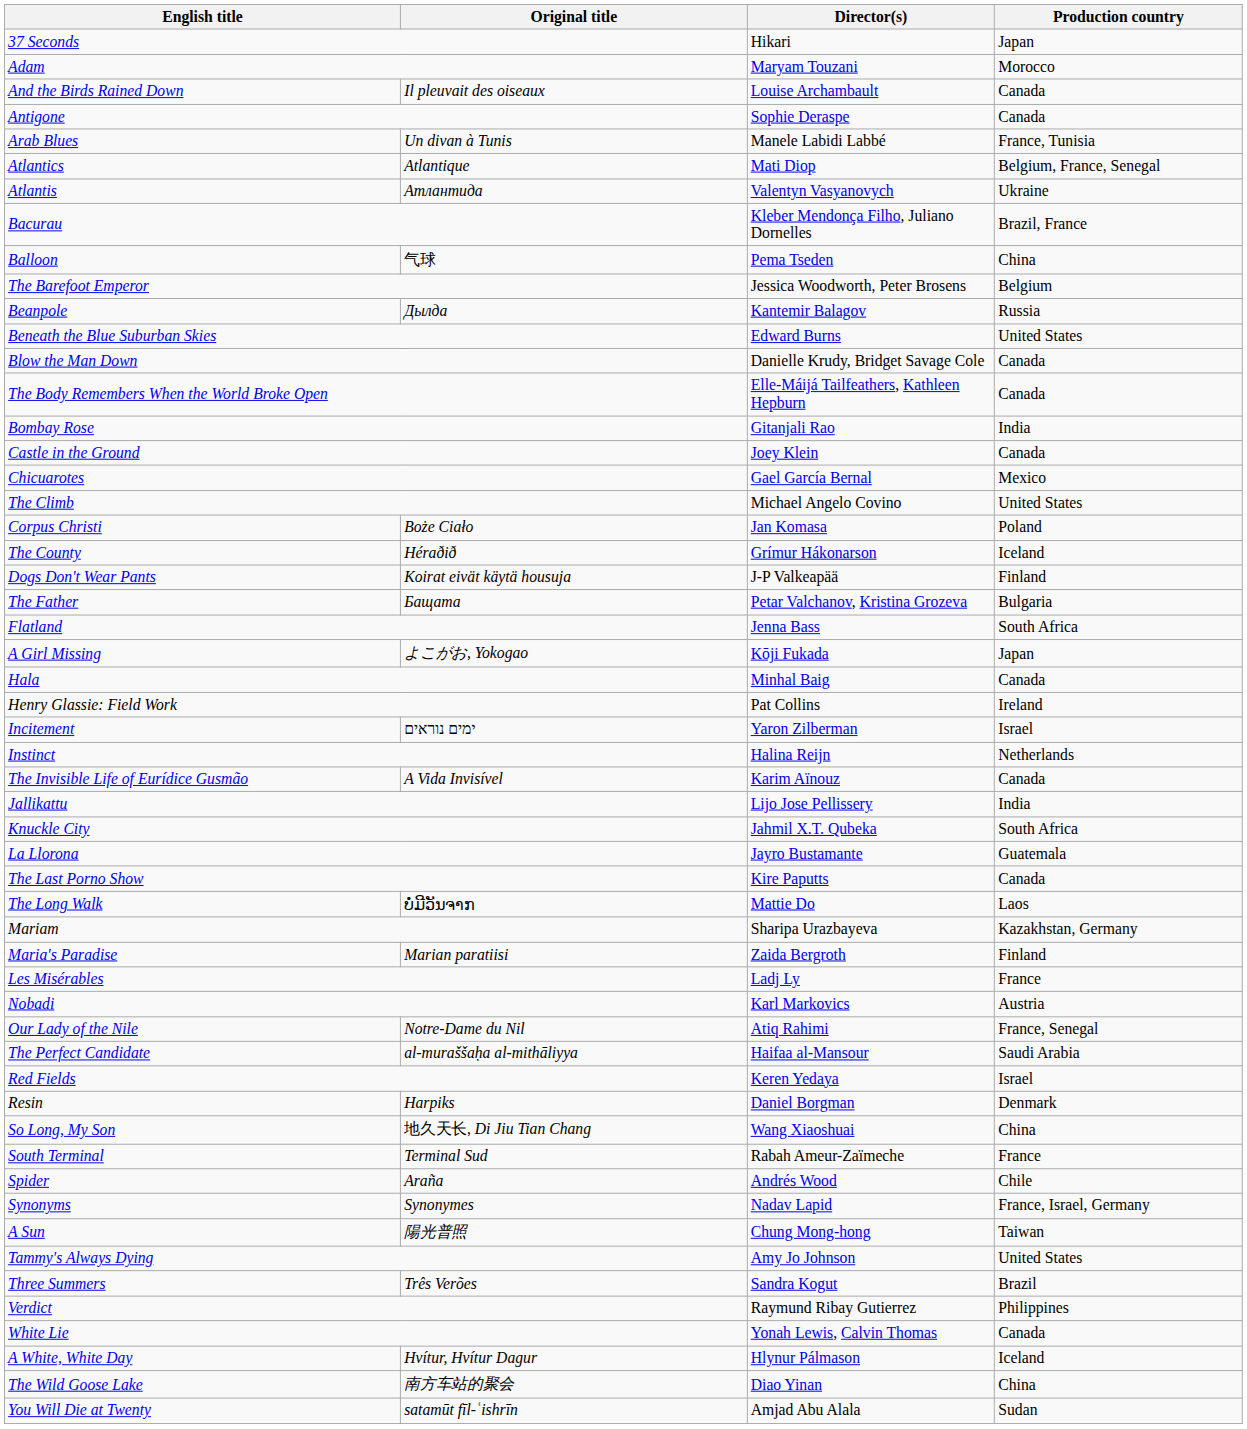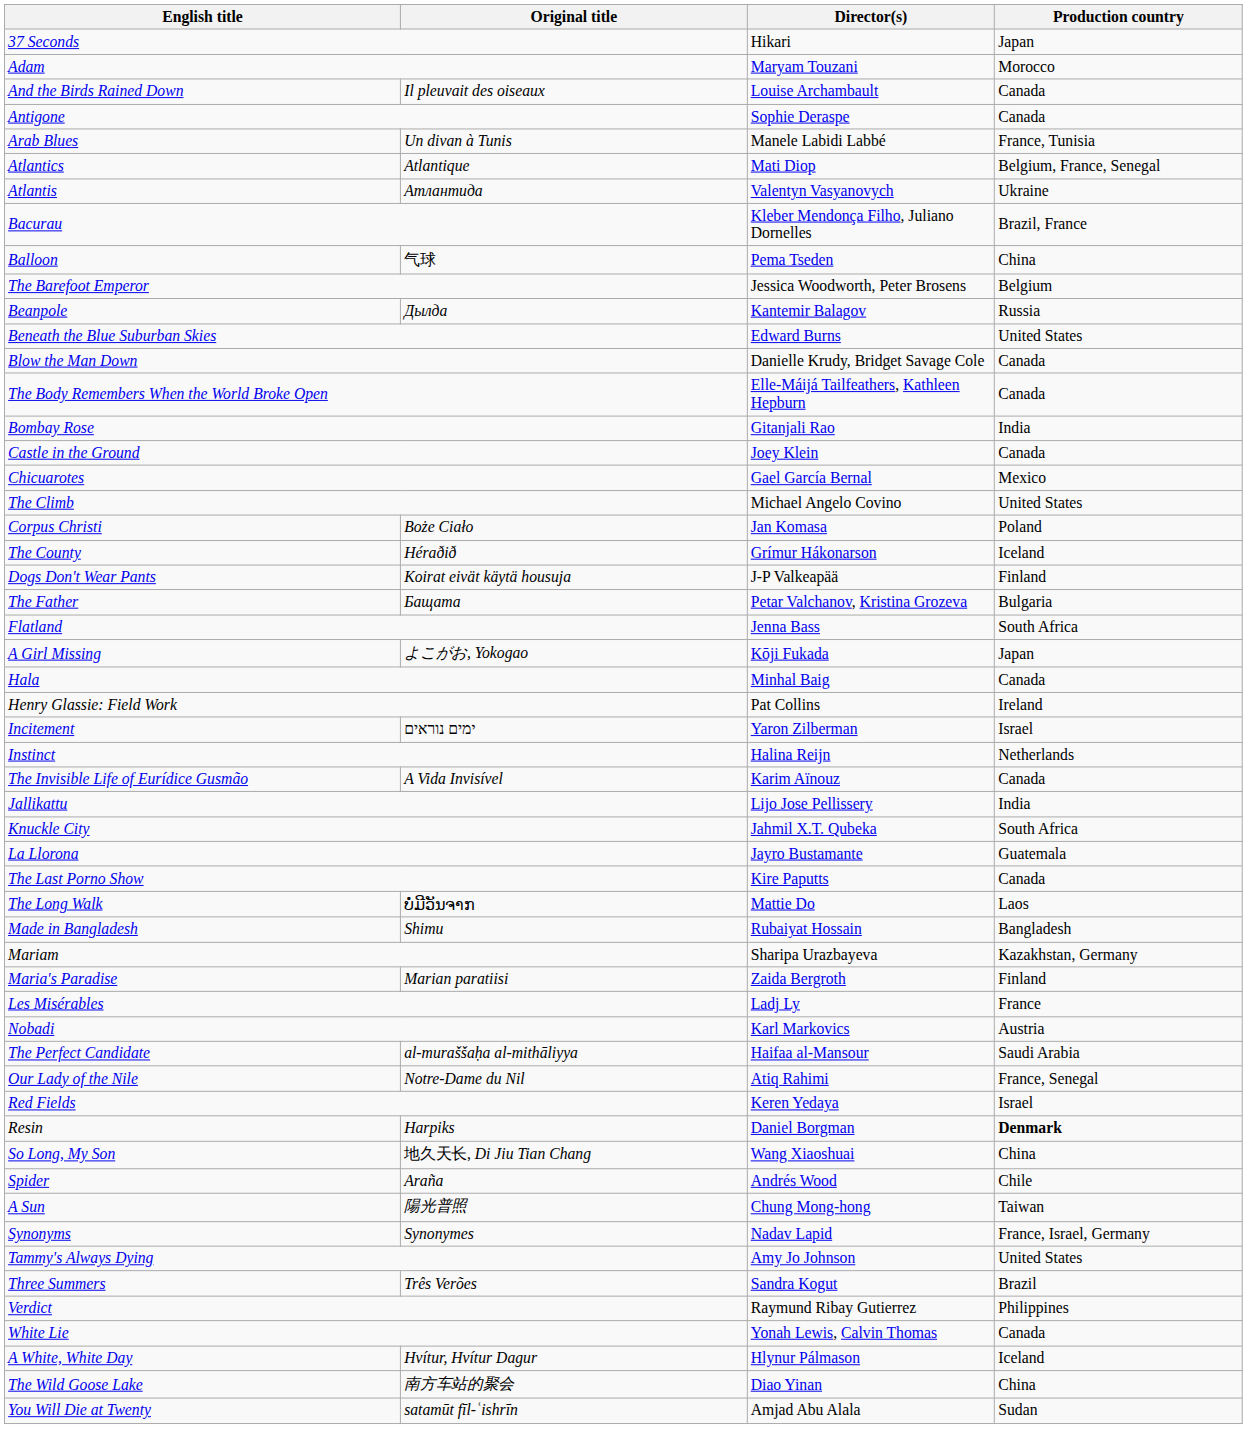+ row: (73, 929)
rows swapped: (73, 1028) <-> (79, 1053)
(1027, 1103) normal -> (1030, 1128) bold
- row: (56, 1156)
rows swapped: (26, 1232) <-> (39, 1205)
